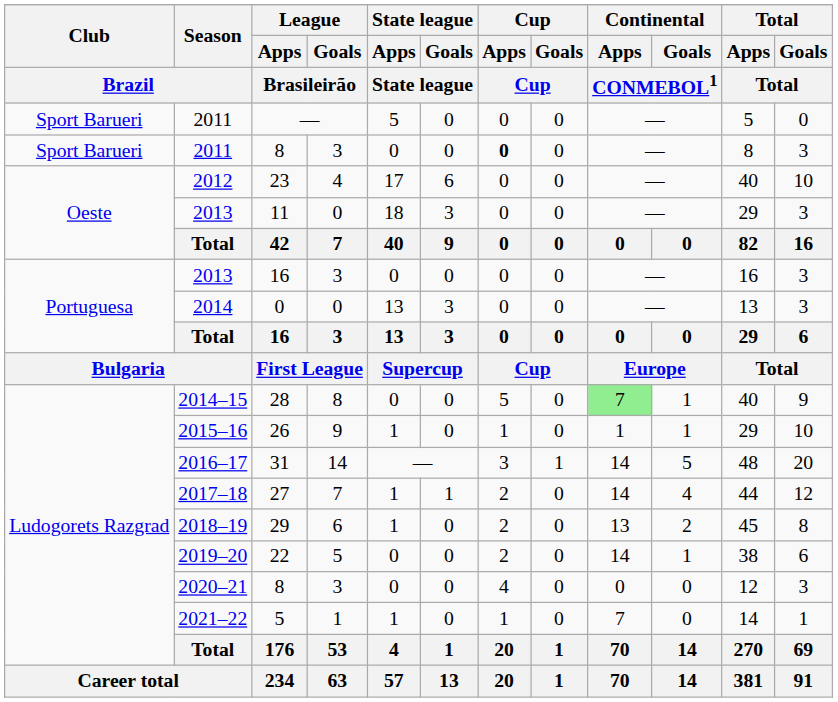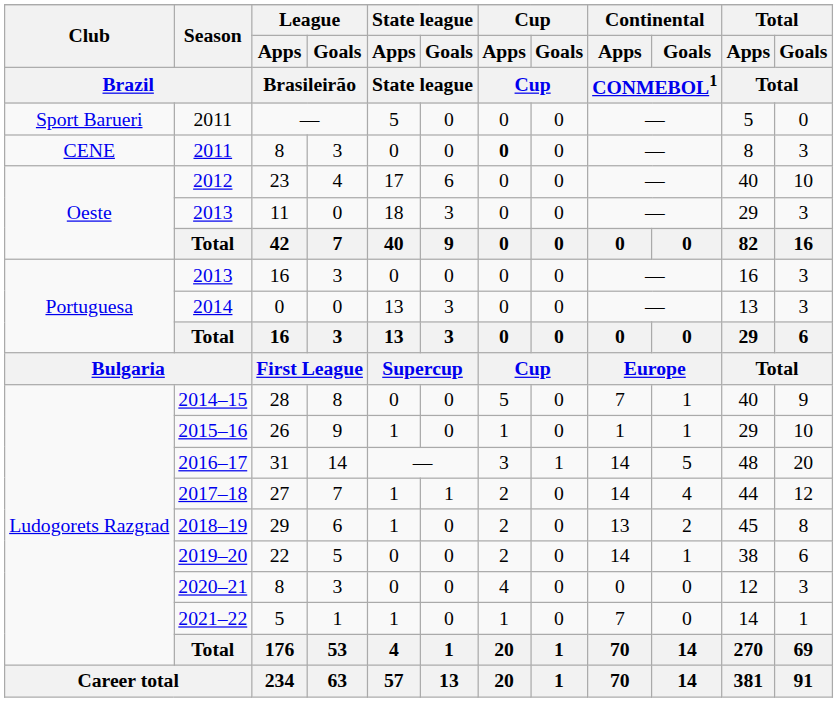(89, 150) Sport Barueri -> (89, 150) CENE
(620, 399) lightgreen background -> (620, 399) no background
